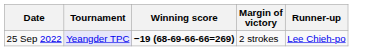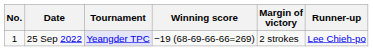+ column: (14, 18)
(184, 38) bold -> (204, 38) normal
